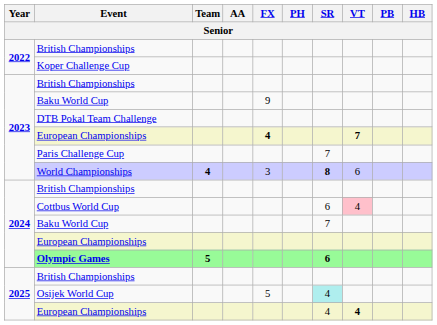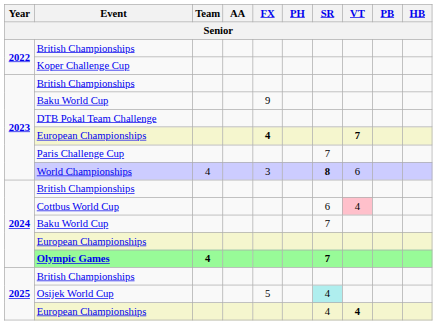(208, 171) bold -> (208, 171) normal
(208, 259) 5 -> (208, 259) 4
(327, 259) 6 -> (327, 259) 7
